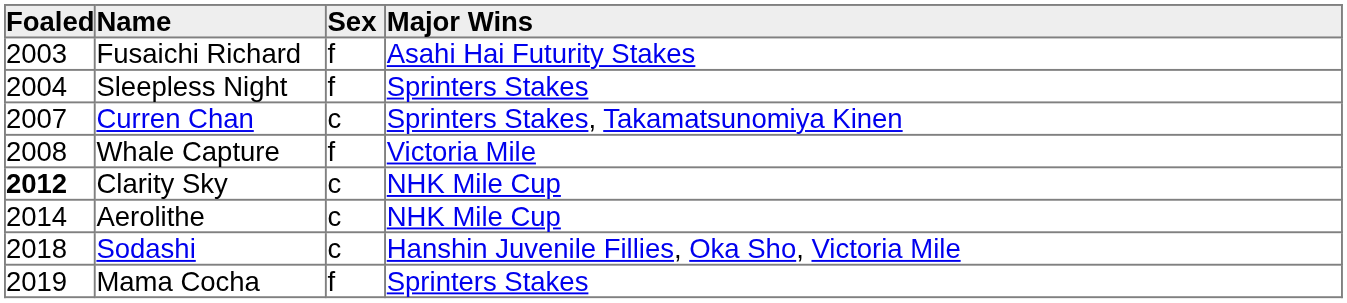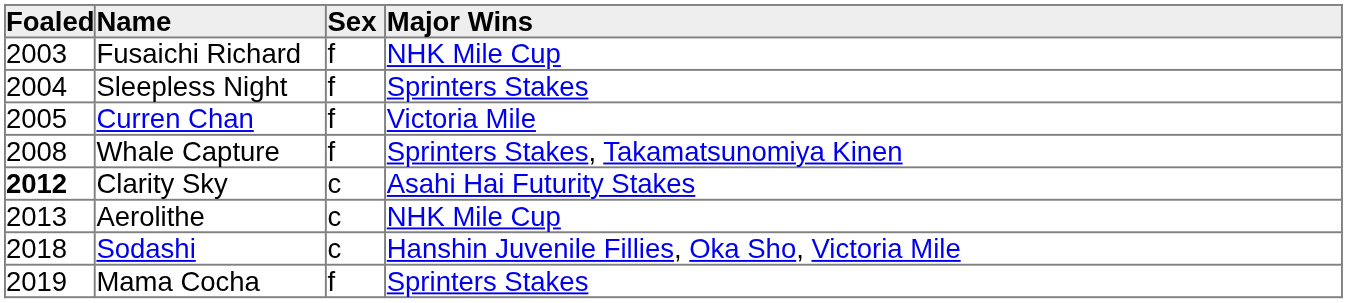(541, 54) Asahi Hai Futurity Stakes -> (474, 54) NHK Mile Cup
(36, 119) 2007 -> (36, 119) 2005
(334, 119) c -> (331, 119) f
(645, 119) Sprinters Stakes, Takamatsunomiya Kinen -> (461, 119) Victoria Mile
(461, 151) Victoria Mile -> (645, 151) Sprinters Stakes, Takamatsunomiya Kinen
(474, 184) NHK Mile Cup -> (541, 184) Asahi Hai Futurity Stakes
(36, 216) 2014 -> (36, 216) 2013
